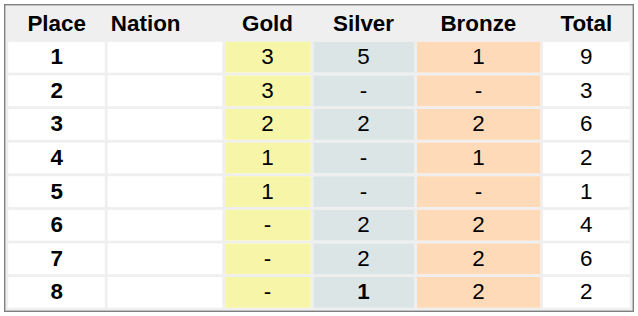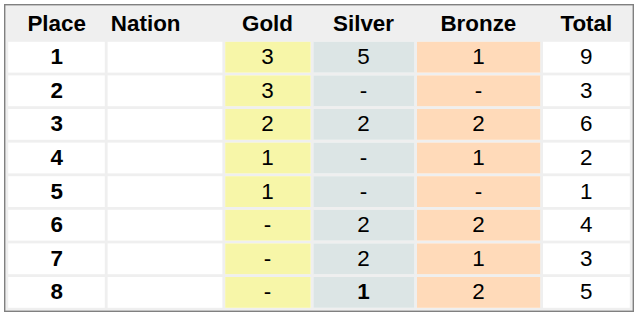(478, 258) 2 -> (478, 258) 1
(586, 258) 6 -> (586, 258) 3
(586, 292) 2 -> (586, 292) 5
